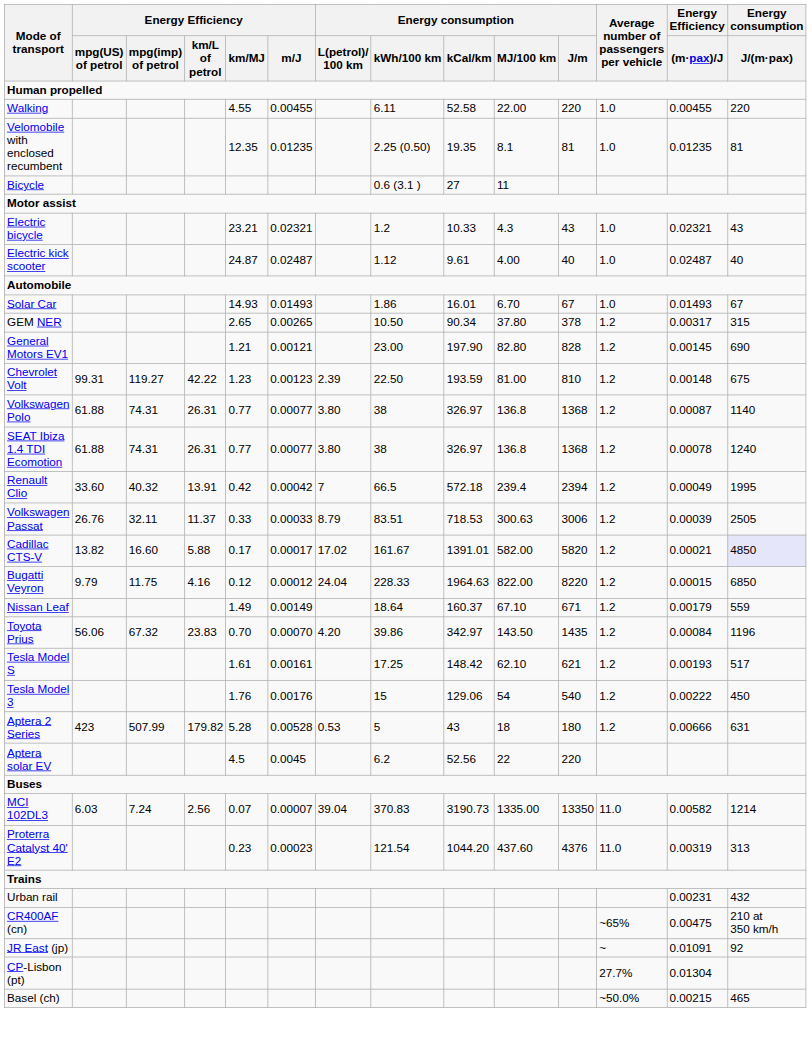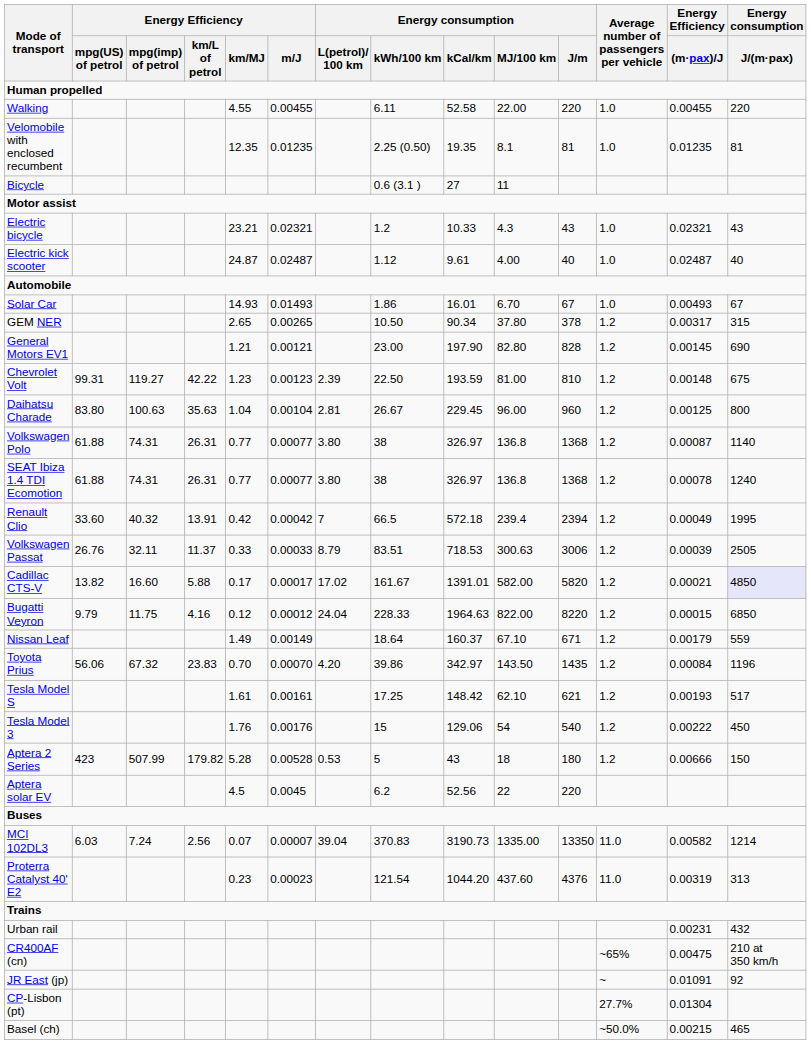(691, 304) 0.01493 -> (691, 304) 0.00493
+ row: (30, 411)
(740, 727) 631 -> (740, 759) 150
